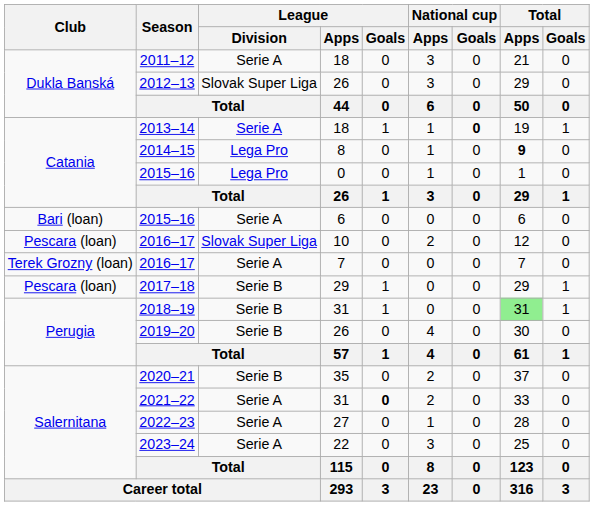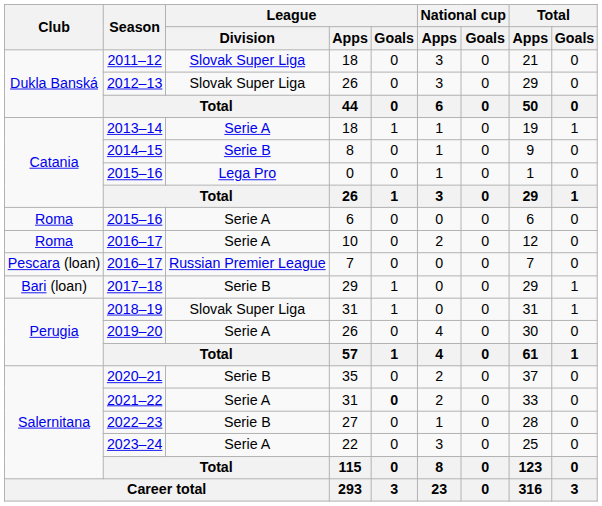(259, 60) Serie A -> (247, 60) Slovak Super Liga
(476, 128) bold -> (485, 128) normal
(259, 151) Lega Pro -> (247, 151) Serie B
(522, 151) bold -> (530, 151) normal
(70, 219) Bari (loan) -> (54, 219) Roma
(70, 241) Pescara (loan) -> (54, 241) Roma
(259, 241) Slovak Super Liga -> (247, 241) Serie A
(70, 264) Terek Grozny (loan) -> (54, 264) Pescara (loan)
(259, 264) Serie A -> (247, 264) Russian Premier League
(70, 286) Pescara (loan) -> (54, 286) Bari (loan)
(259, 309) Serie B -> (247, 309) Slovak Super Liga
(522, 309) lightgreen background -> (530, 309) no background
(259, 331) Serie B -> (247, 331) Serie A
(259, 422) Serie A -> (247, 422) Serie B
